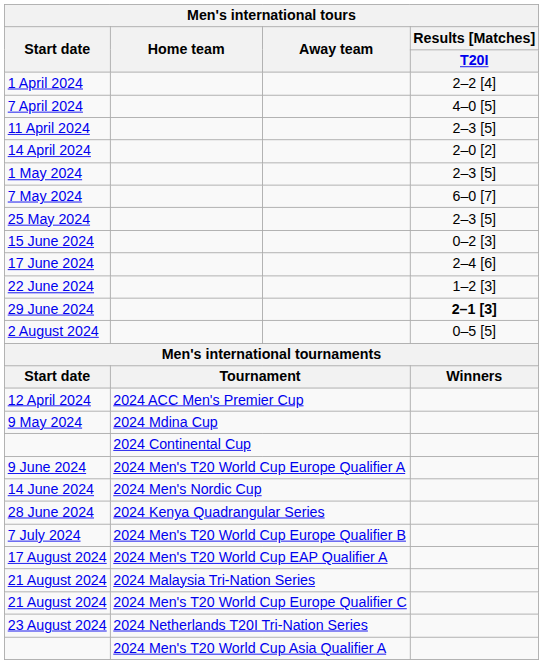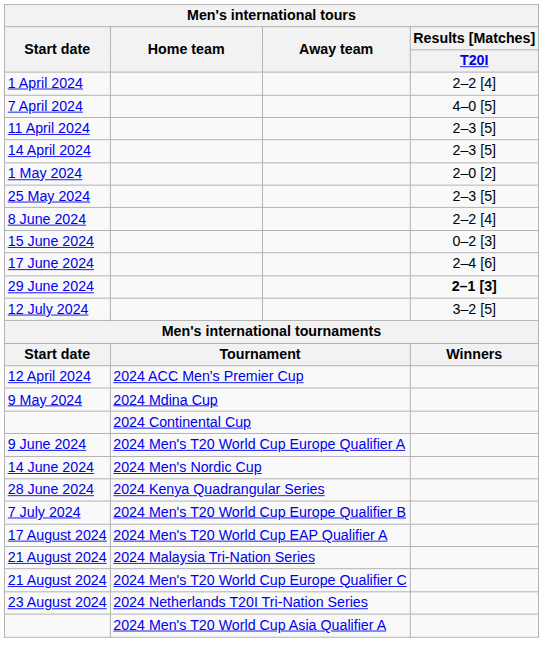(474, 151) 2–0 [2] -> (474, 151) 2–3 [5]
(474, 173) 2–3 [5] -> (474, 173) 2–0 [2]
- row: (45, 196)
+ row: (47, 219)
- row: (51, 286)
+ row: (48, 309)
- row: (53, 331)
